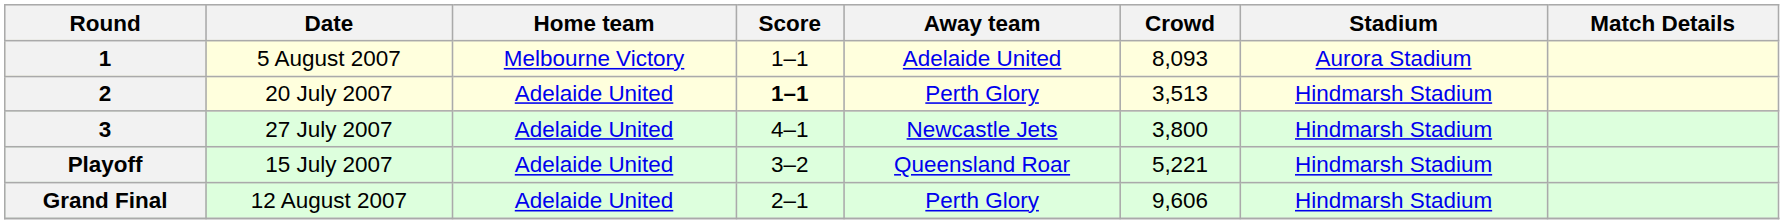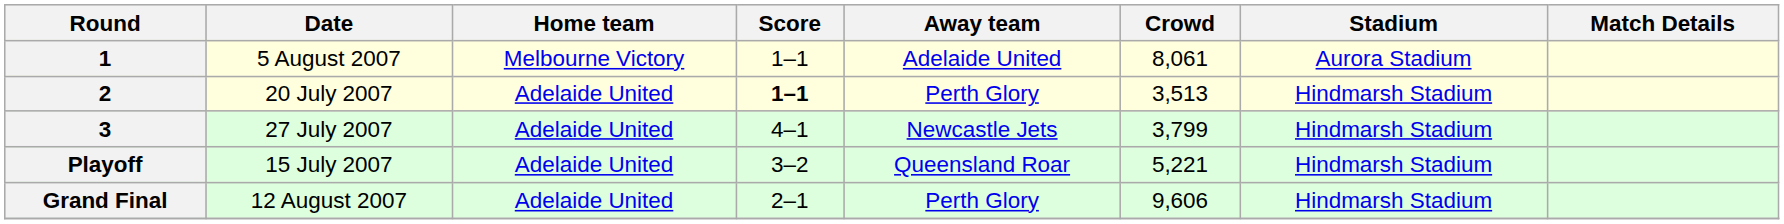(1180, 58) 8,093 -> (1180, 58) 8,061
(1180, 129) 3,800 -> (1180, 129) 3,799
